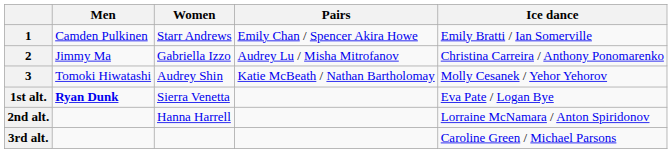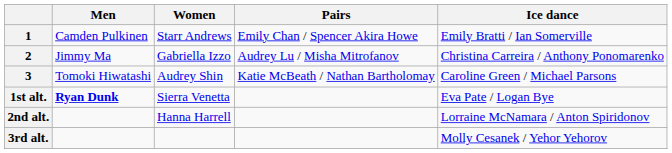(524, 76) Molly Cesanek / Yehor Yehorov -> (529, 76) Caroline Green / Michael Parsons
(529, 138) Caroline Green / Michael Parsons -> (524, 138) Molly Cesanek / Yehor Yehorov
